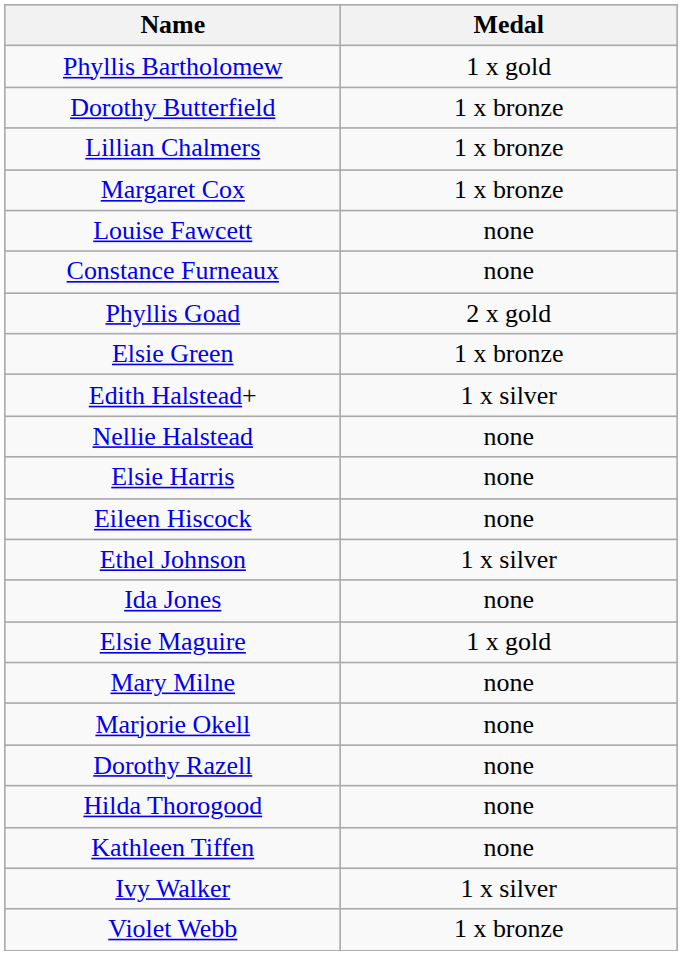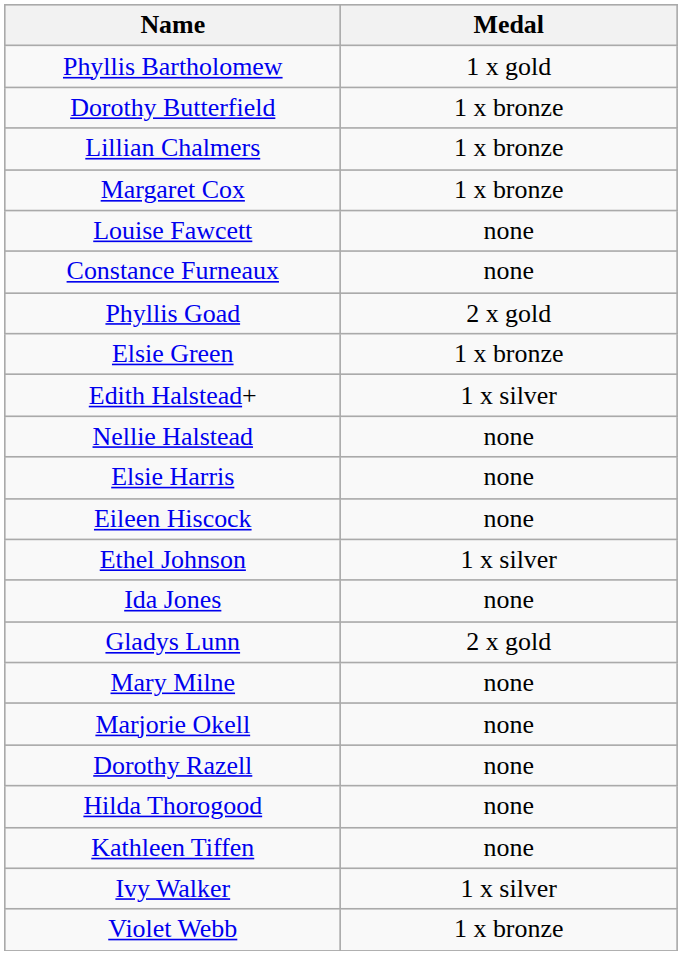+ row: (173, 641)
- row: (173, 641)
